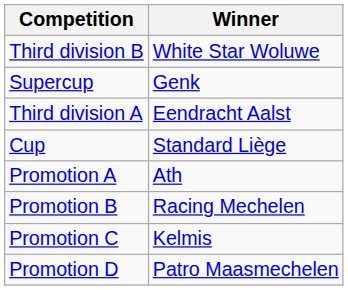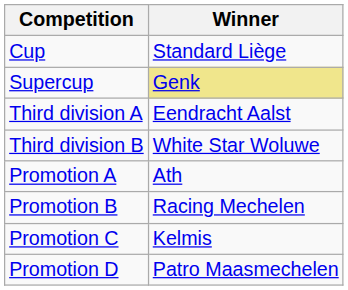rows swapped: (27, 144) <-> (76, 51)
(176, 82) no background -> (176, 82) khaki background
